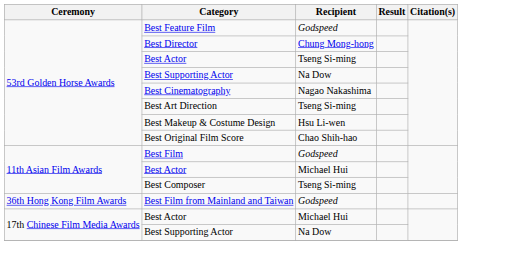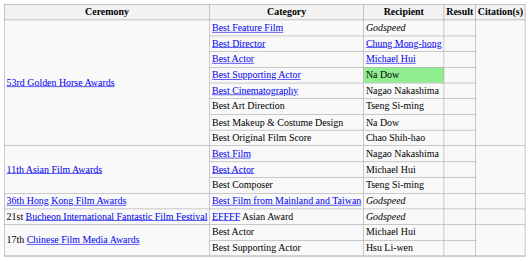(327, 59) Tseng Si-ming -> (391, 59) Michael Hui
(315, 75) no background -> (383, 75) lightgreen background
(322, 122) Hsu Li-wen -> (383, 122) Na Dow
(318, 153) Godspeed -> (402, 153) Nagao Nakashima
+ row: (107, 216)
(315, 232) Na Dow -> (389, 248) Hsu Li-wen
